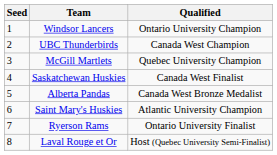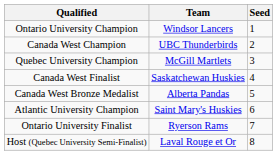columns swapped: (17, 12) <-> (200, 12)
